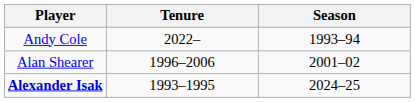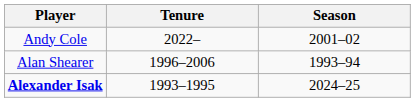(334, 39) 1993–94 -> (334, 39) 2001–02
(334, 62) 2001–02 -> (334, 62) 1993–94
